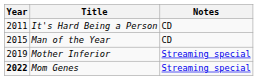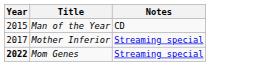- row: (94, 26)
(17, 54) 2019 -> (17, 40) 2017
